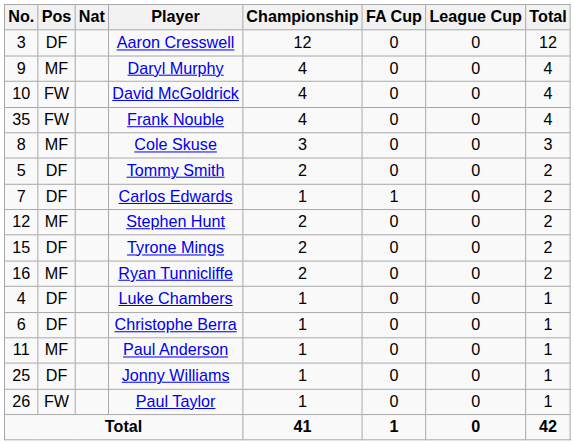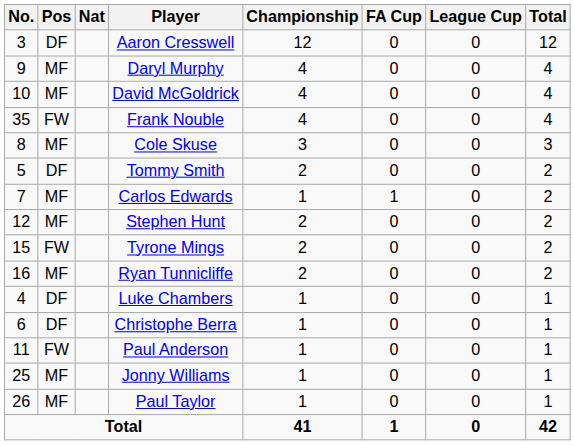(57, 94) FW -> (57, 94) MF
(57, 196) DF -> (57, 196) MF
(57, 247) DF -> (57, 247) FW
(57, 350) MF -> (57, 350) FW
(57, 376) DF -> (57, 376) MF
(57, 401) FW -> (57, 401) MF
